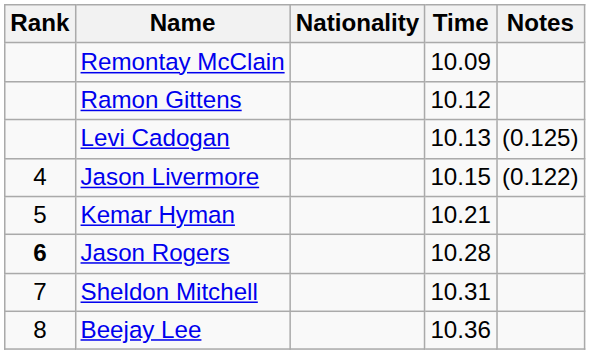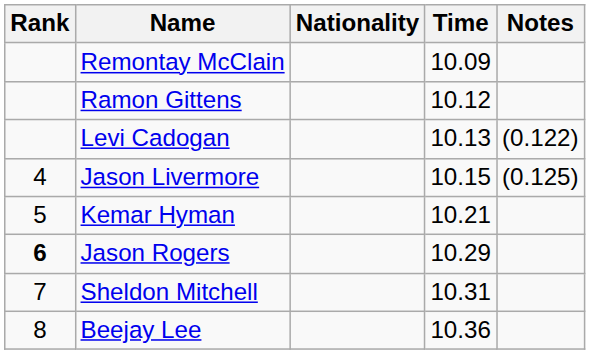(540, 138) (0.125) -> (540, 138) (0.122)
(540, 176) (0.122) -> (540, 176) (0.125)
(461, 253) 10.28 -> (461, 253) 10.29
